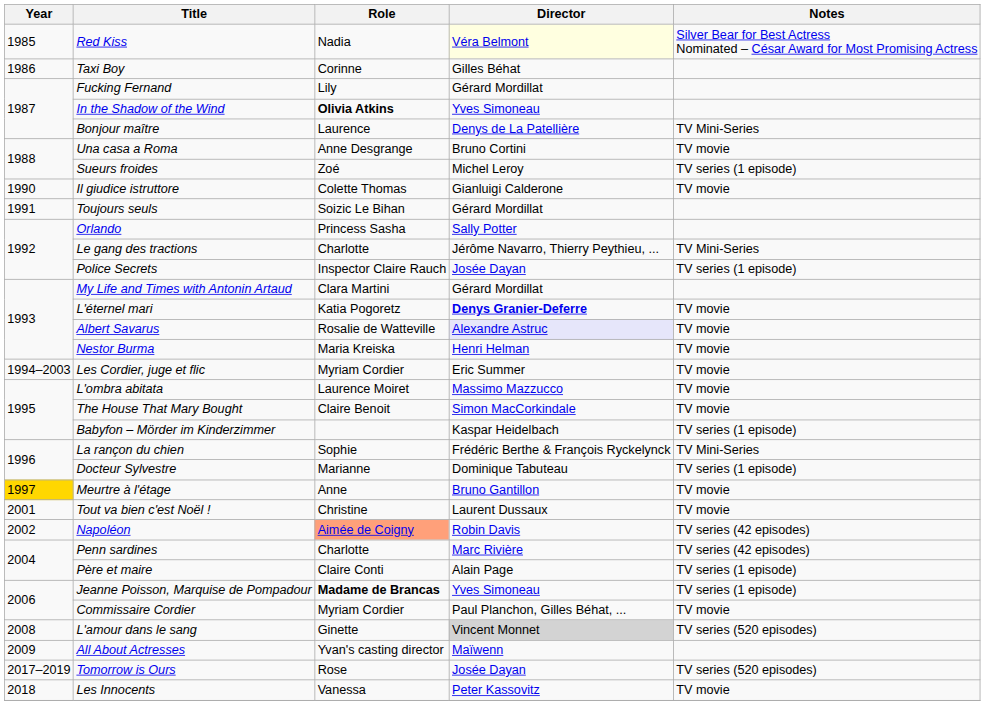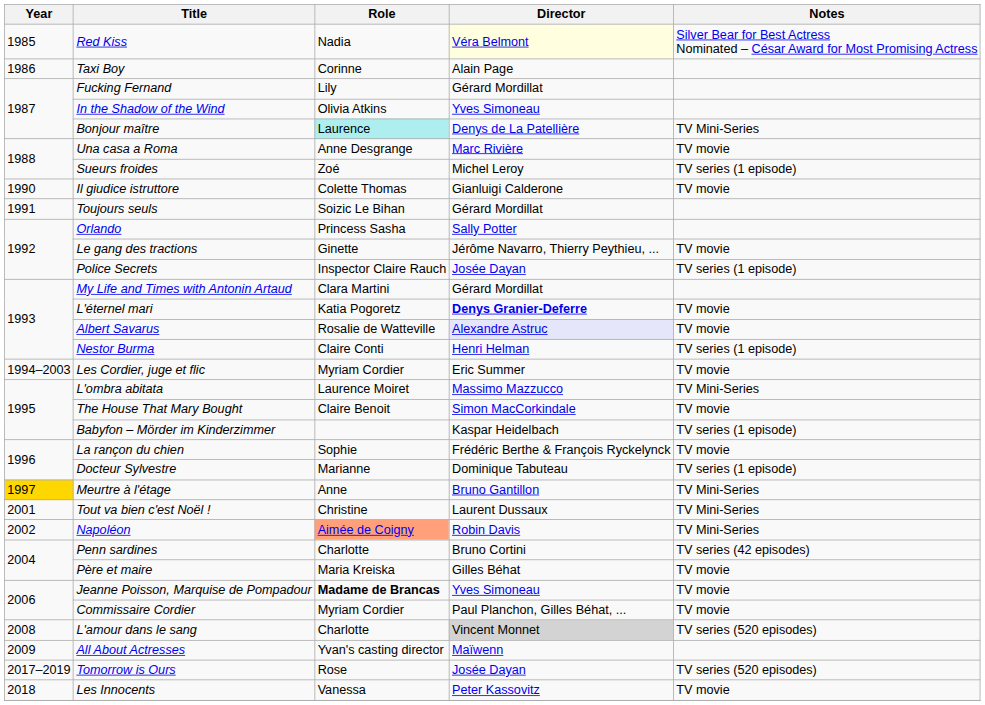(486, 68) Gilles Béhat -> (483, 68) Alain Page
(356, 108) bold -> (352, 108) normal
(344, 128) no background -> (344, 128) paleturquoise background
(489, 149) Bruno Cortini -> (487, 149) Marc Rivière
(343, 249) Charlotte -> (338, 249) Ginette
(718, 249) TV Mini-Series -> (703, 249) TV movie
(356, 349) Maria Kreiska -> (351, 349) Claire Conti
(703, 349) TV movie -> (736, 349) TV series (1 episode)
(703, 389) TV movie -> (718, 389) TV Mini-Series
(718, 449) TV Mini-Series -> (703, 449) TV movie
(703, 489) TV movie -> (718, 489) TV Mini-Series
(703, 509) TV movie -> (718, 509) TV Mini-Series
(743, 529) TV series (42 episodes) -> (718, 529) TV Mini-Series
(487, 549) Marc Rivière -> (489, 549) Bruno Cortini
(351, 569) Claire Conti -> (356, 569) Maria Kreiska
(483, 569) Alain Page -> (486, 569) Gilles Béhat
(736, 569) TV series (1 episode) -> (703, 569) TV movie
(736, 590) TV series (1 episode) -> (703, 590) TV movie
(338, 630) Ginette -> (343, 630) Charlotte
